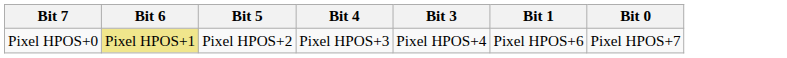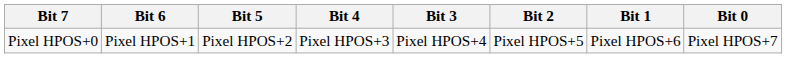+ column: (538, 16)
(150, 40) khaki background -> (150, 40) no background
